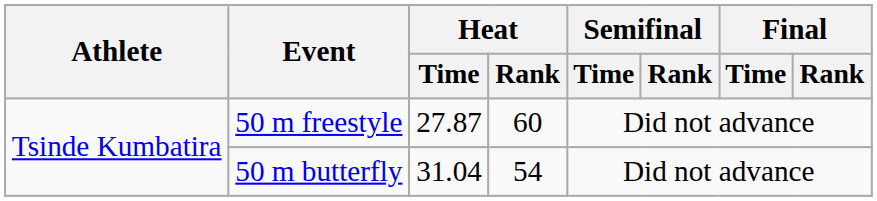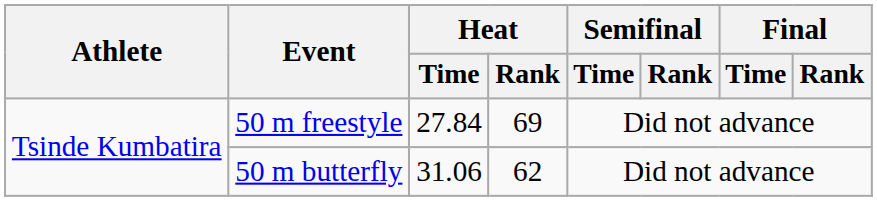(449, 122) 27.87 -> (449, 122) 27.84
(528, 122) 60 -> (528, 122) 69
(449, 171) 31.04 -> (449, 171) 31.06
(528, 171) 54 -> (528, 171) 62
